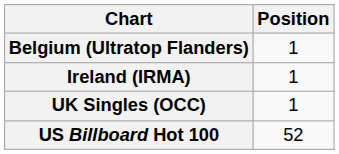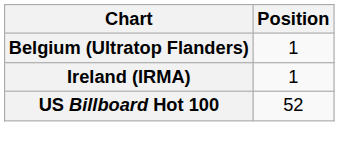- row: (129, 105)
